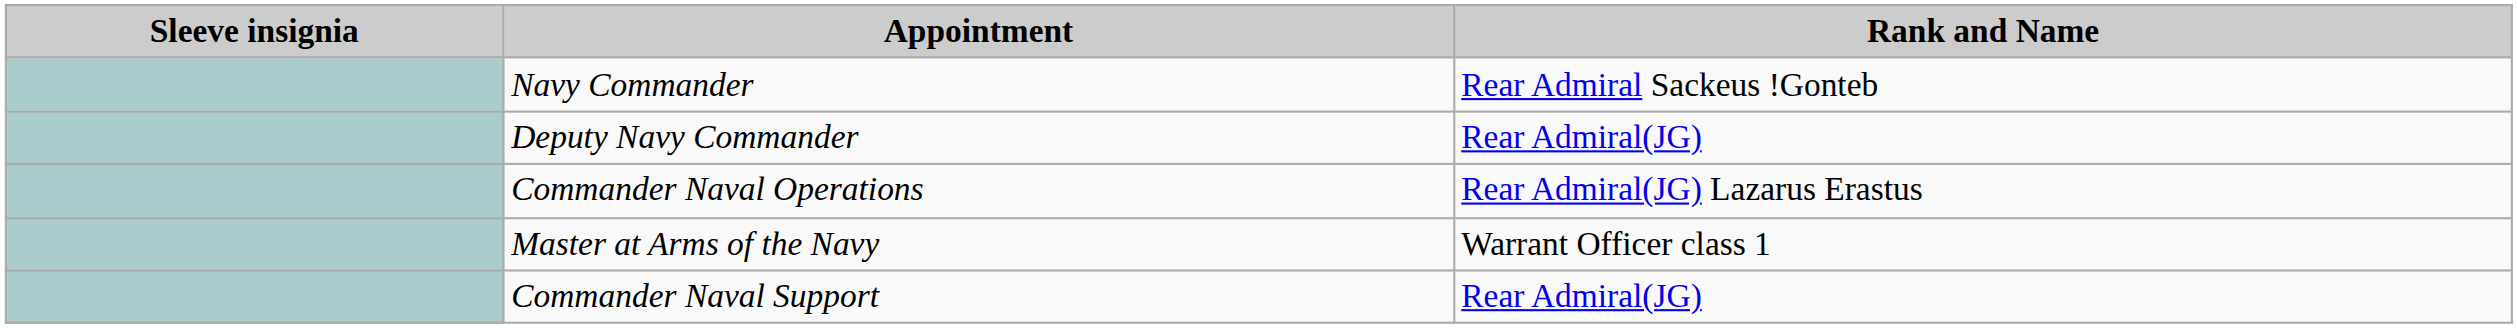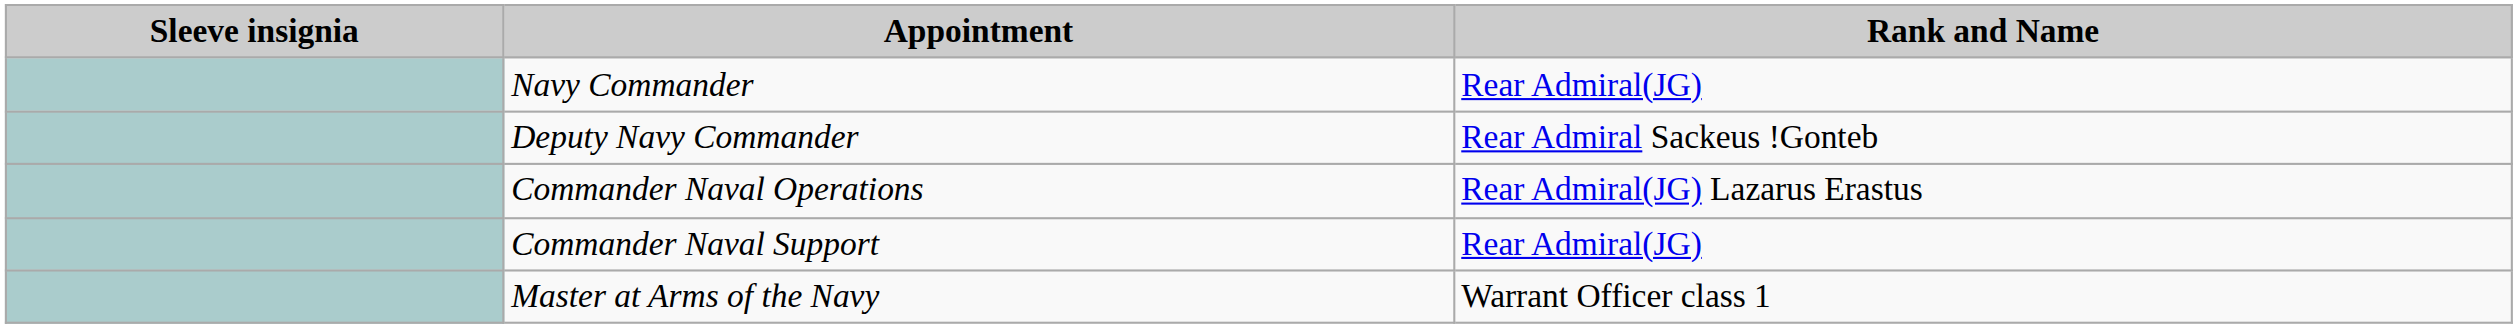(1670, 84) Rear Admiral Sackeus !Gonteb -> (1582, 84) Rear Admiral(JG)
(1582, 137) Rear Admiral(JG) -> (1670, 137) Rear Admiral Sackeus !Gonteb
rows swapped: (695, 296) <-> (695, 243)
